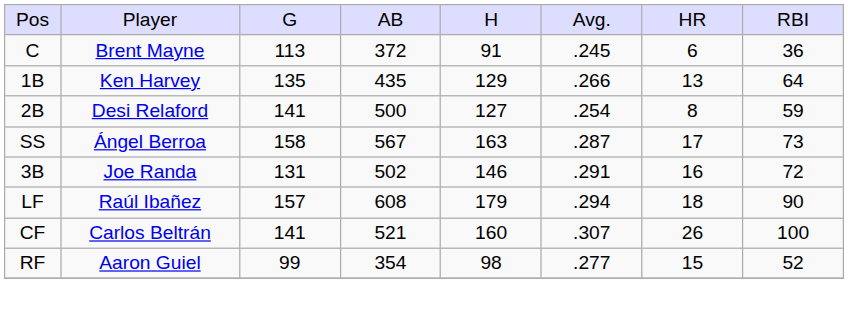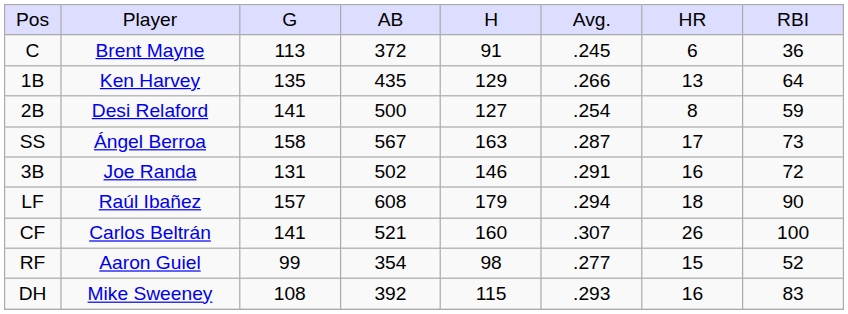+ row: (33, 293)
